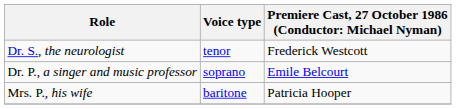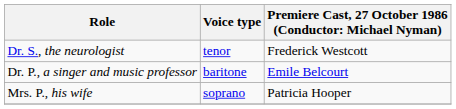(224, 72) soprano -> (225, 72) baritone
(225, 93) baritone -> (224, 93) soprano
